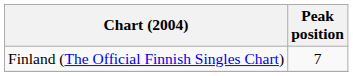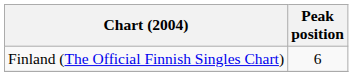(318, 58) 7 -> (318, 58) 6
